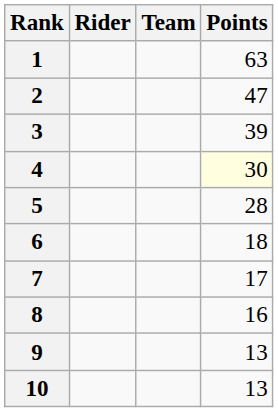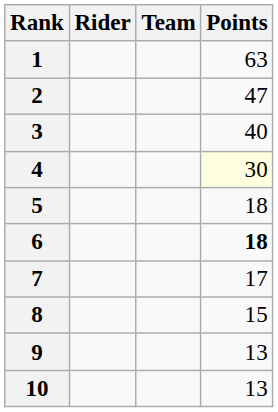(256, 132) 39 -> (256, 132) 40
(256, 205) 28 -> (256, 205) 18
(256, 242) normal -> (256, 242) bold
(256, 315) 16 -> (256, 315) 15
